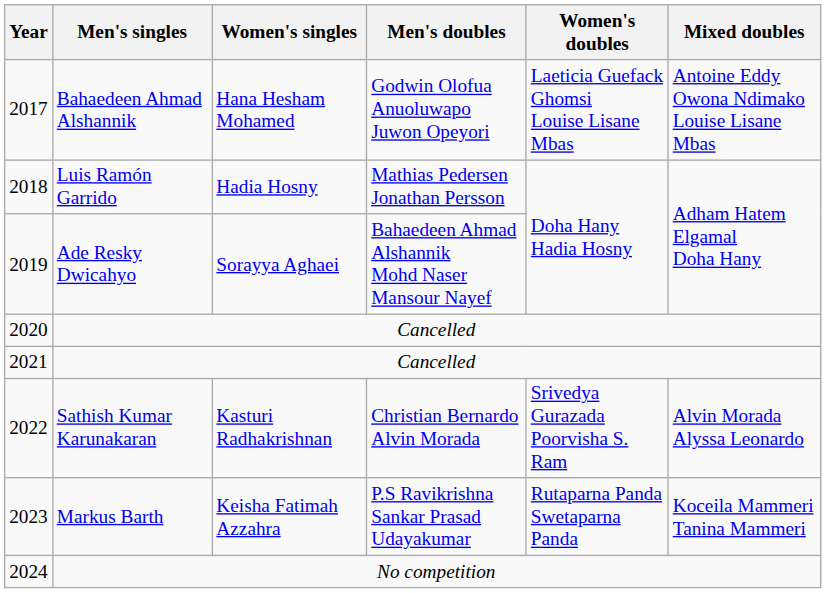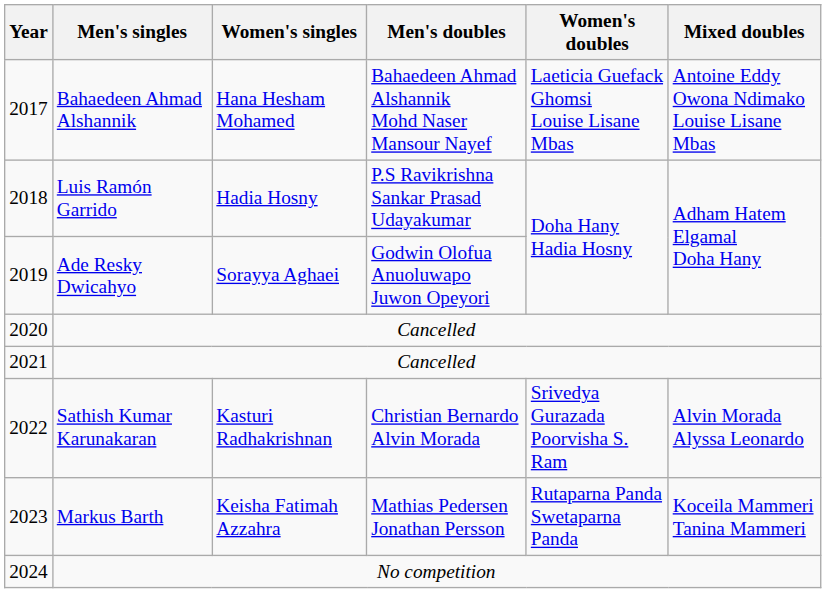(431, 109) Godwin Olofua Anuoluwapo Juwon Opeyori -> (444, 109) Bahaedeen Ahmad Alshannik Mohd Naser Mansour Nayef
(440, 186) Mathias Pedersen Jonathan Persson -> (432, 198) P.S Ravikrishna Sankar Prasad Udayakumar
(444, 264) Bahaedeen Ahmad Alshannik Mohd Naser Mansour Nayef -> (431, 275) Godwin Olofua Anuoluwapo Juwon Opeyori
(432, 516) P.S Ravikrishna Sankar Prasad Udayakumar -> (440, 516) Mathias Pedersen Jonathan Persson
